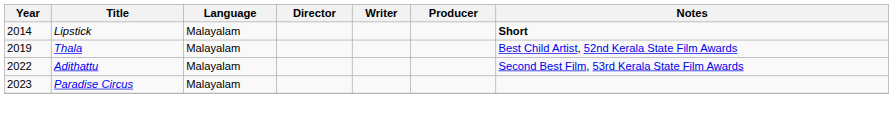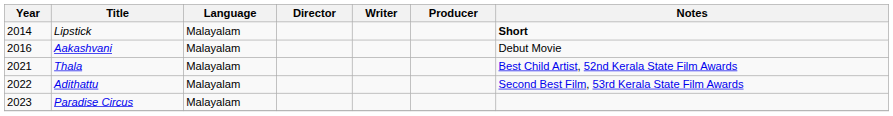+ row: (83, 48)
(19, 48) 2019 -> (19, 66) 2021
